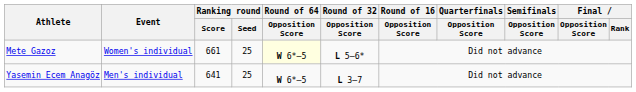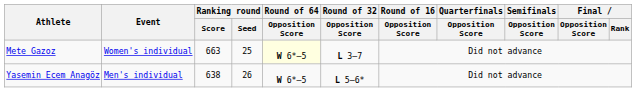(213, 52) 661 -> (213, 52) 663
(350, 56) L 5–6* -> (350, 56) L 3–7
(213, 75) 641 -> (213, 75) 638
(247, 75) 25 -> (247, 75) 26
(350, 80) L 3–7 -> (350, 80) L 5–6*
